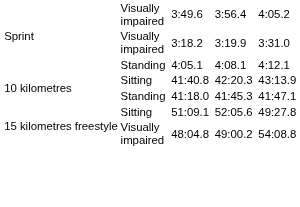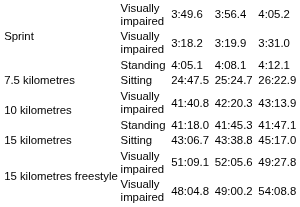+ row: (190, 81)
(136, 81) Sitting -> (142, 103) Visually impaired
+ row: (190, 140)
(136, 112) Sitting -> (142, 162) Visually impaired
